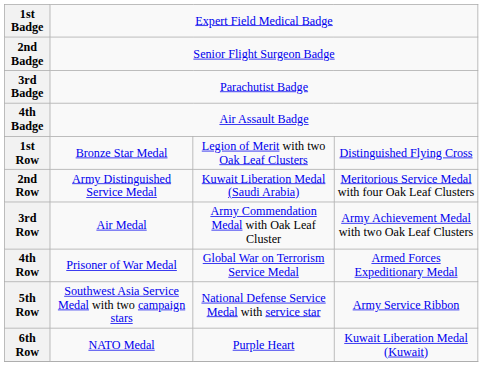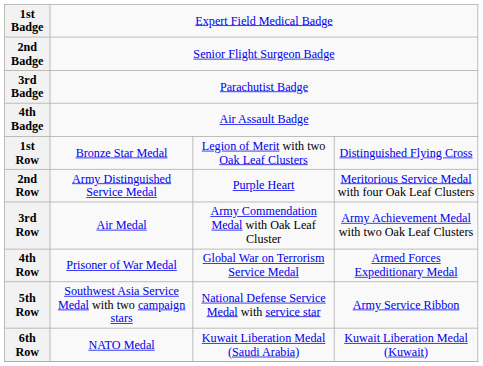(264, 185) Kuwait Liberation Medal (Saudi Arabia) -> (264, 185) Purple Heart
(264, 345) Purple Heart -> (264, 345) Kuwait Liberation Medal (Saudi Arabia)
